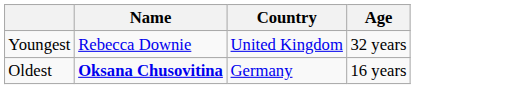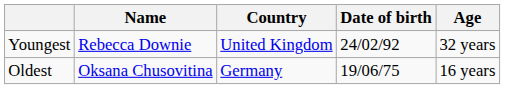+ column: (386, 17)
(151, 70) bold -> (145, 70) normal
